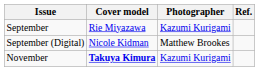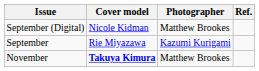rows swapped: (27, 27) <-> (45, 43)
(195, 58) Kazumi Kurigami -> (195, 58) Matthew Brookes
